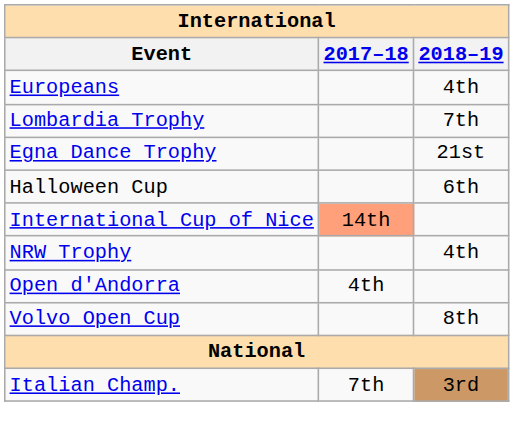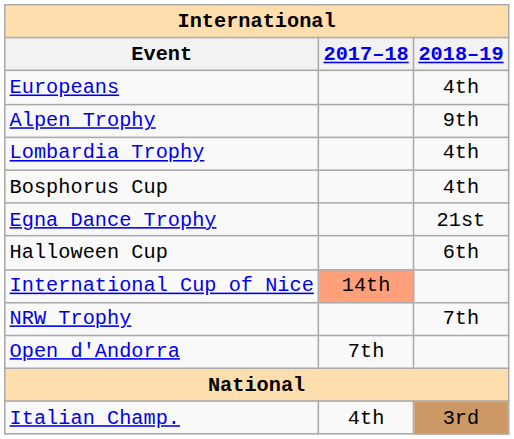+ row: (83, 120)
(461, 120) 7th -> (461, 154) 4th
+ row: (89, 187)
(461, 253) 4th -> (461, 319) 7th
(366, 286) 4th -> (366, 352) 7th
- row: (95, 319)
(366, 385) 7th -> (366, 418) 4th
